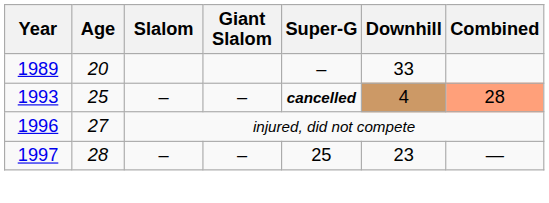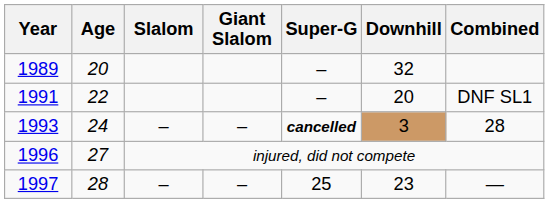(404, 68) 33 -> (404, 68) 32
+ row: (38, 97)
(98, 97) 25 -> (98, 126) 24
(404, 97) 4 -> (404, 126) 3
(495, 97) lightsalmon background -> (495, 126) no background
